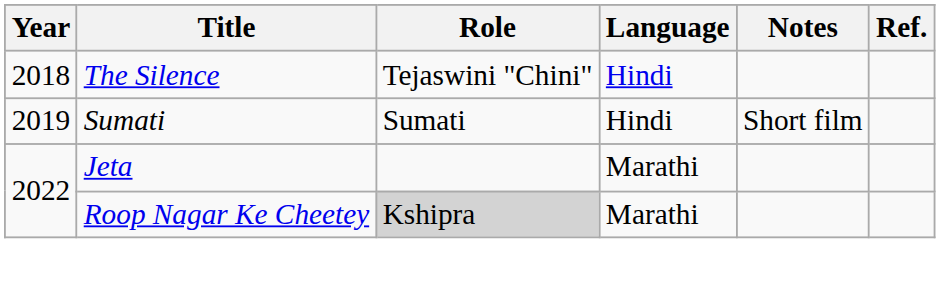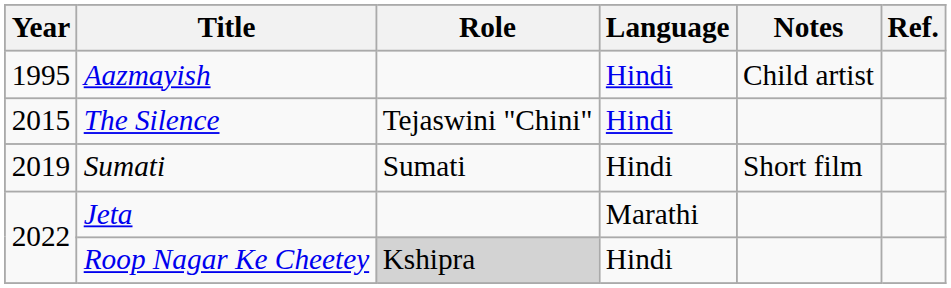+ row: (147, 74)
(41, 74) 2018 -> (41, 120) 2015
(652, 213) Marathi -> (639, 259) Hindi
